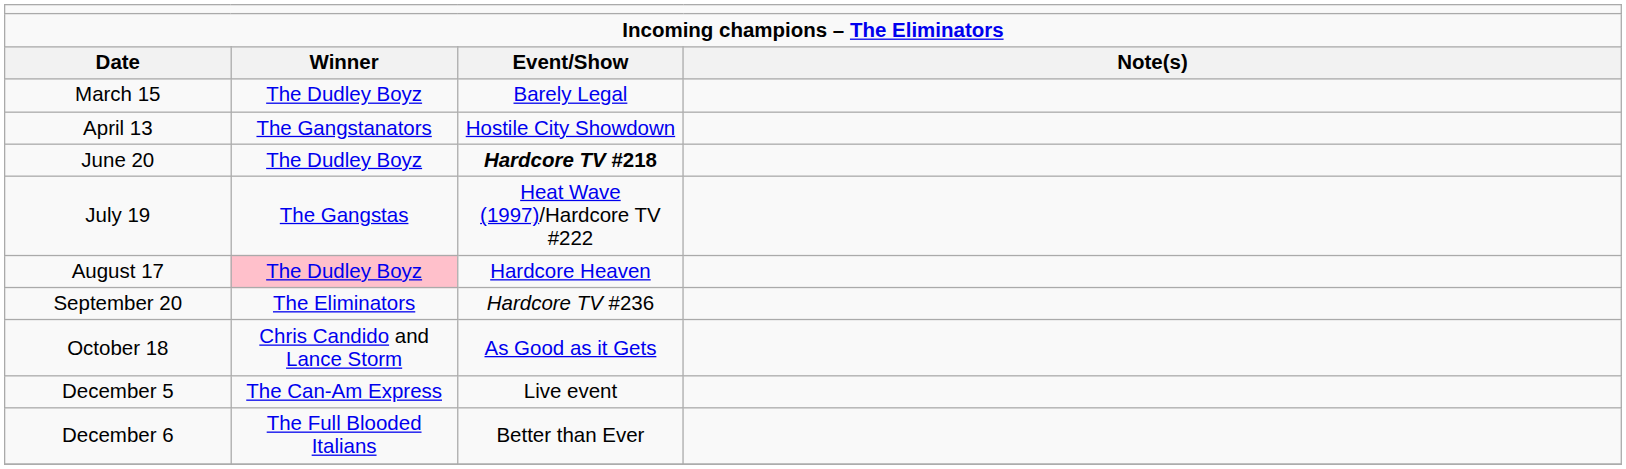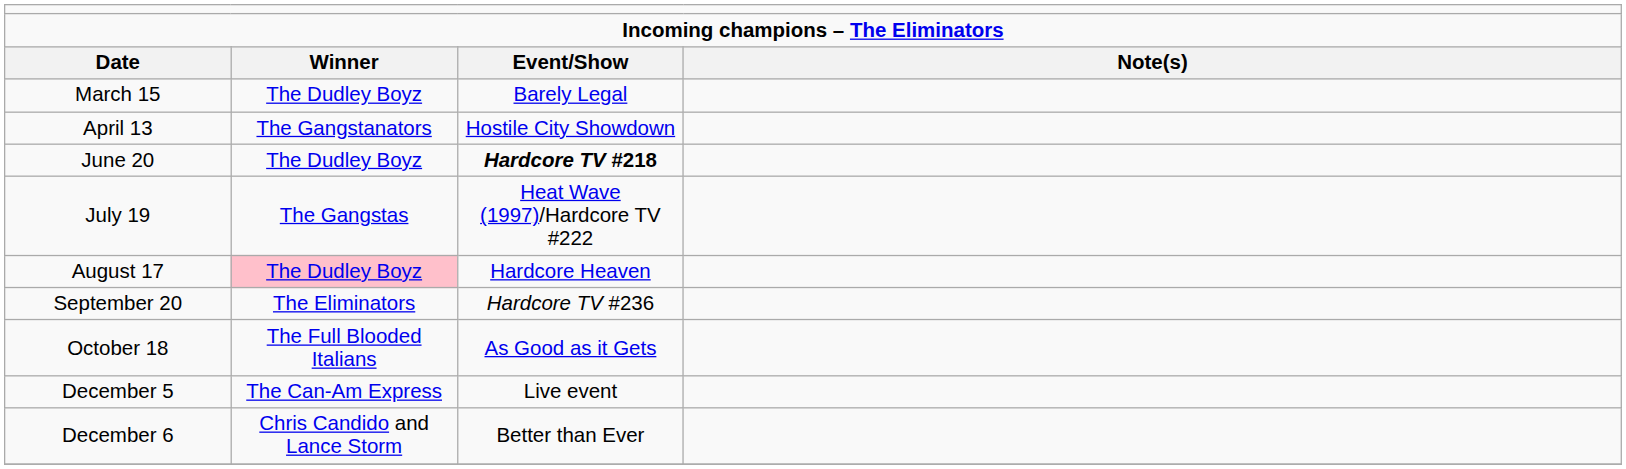(344, 347) Chris Candido and Lance Storm -> (344, 347) The Full Blooded Italians
(344, 435) The Full Blooded Italians -> (344, 435) Chris Candido and Lance Storm
